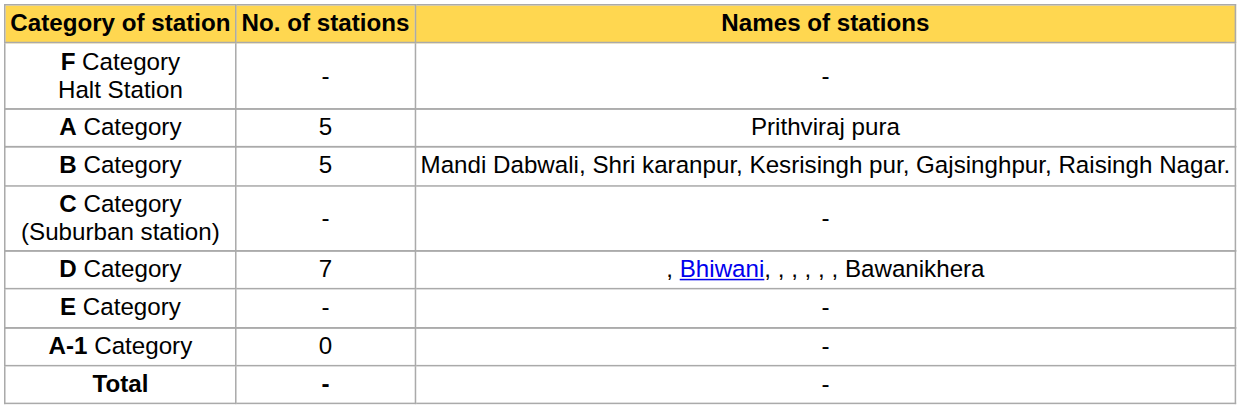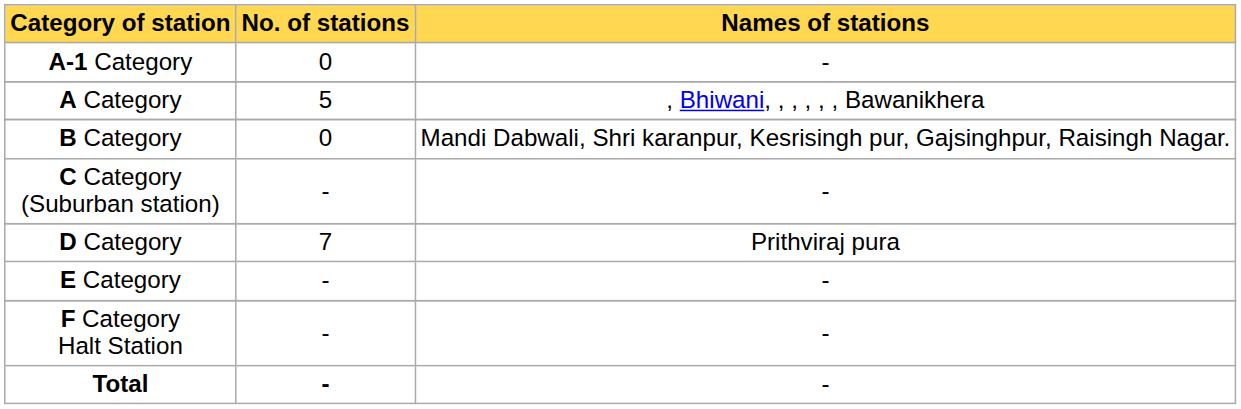rows swapped: (120, 346) <-> (120, 75)
(825, 127) Prithviraj pura -> (825, 100) , Bhiwani, , , , , , Bawanikhera
(325, 165) 5 -> (325, 138) 0
(825, 269) , Bhiwani, , , , , , Bawanikhera -> (825, 242) Prithviraj pura
